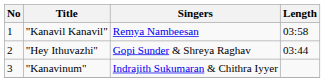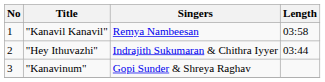(182, 50) Gopi Sunder & Shreya Raghav -> (195, 50) Indrajith Sukumaran & Chithra Iyyer
(195, 68) Indrajith Sukumaran & Chithra Iyyer -> (182, 68) Gopi Sunder & Shreya Raghav
